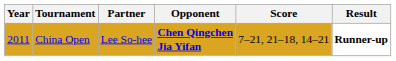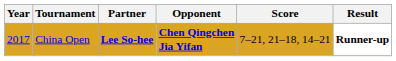(18, 39) 2011 -> (18, 39) 2017
(126, 39) normal -> (127, 39) bold
